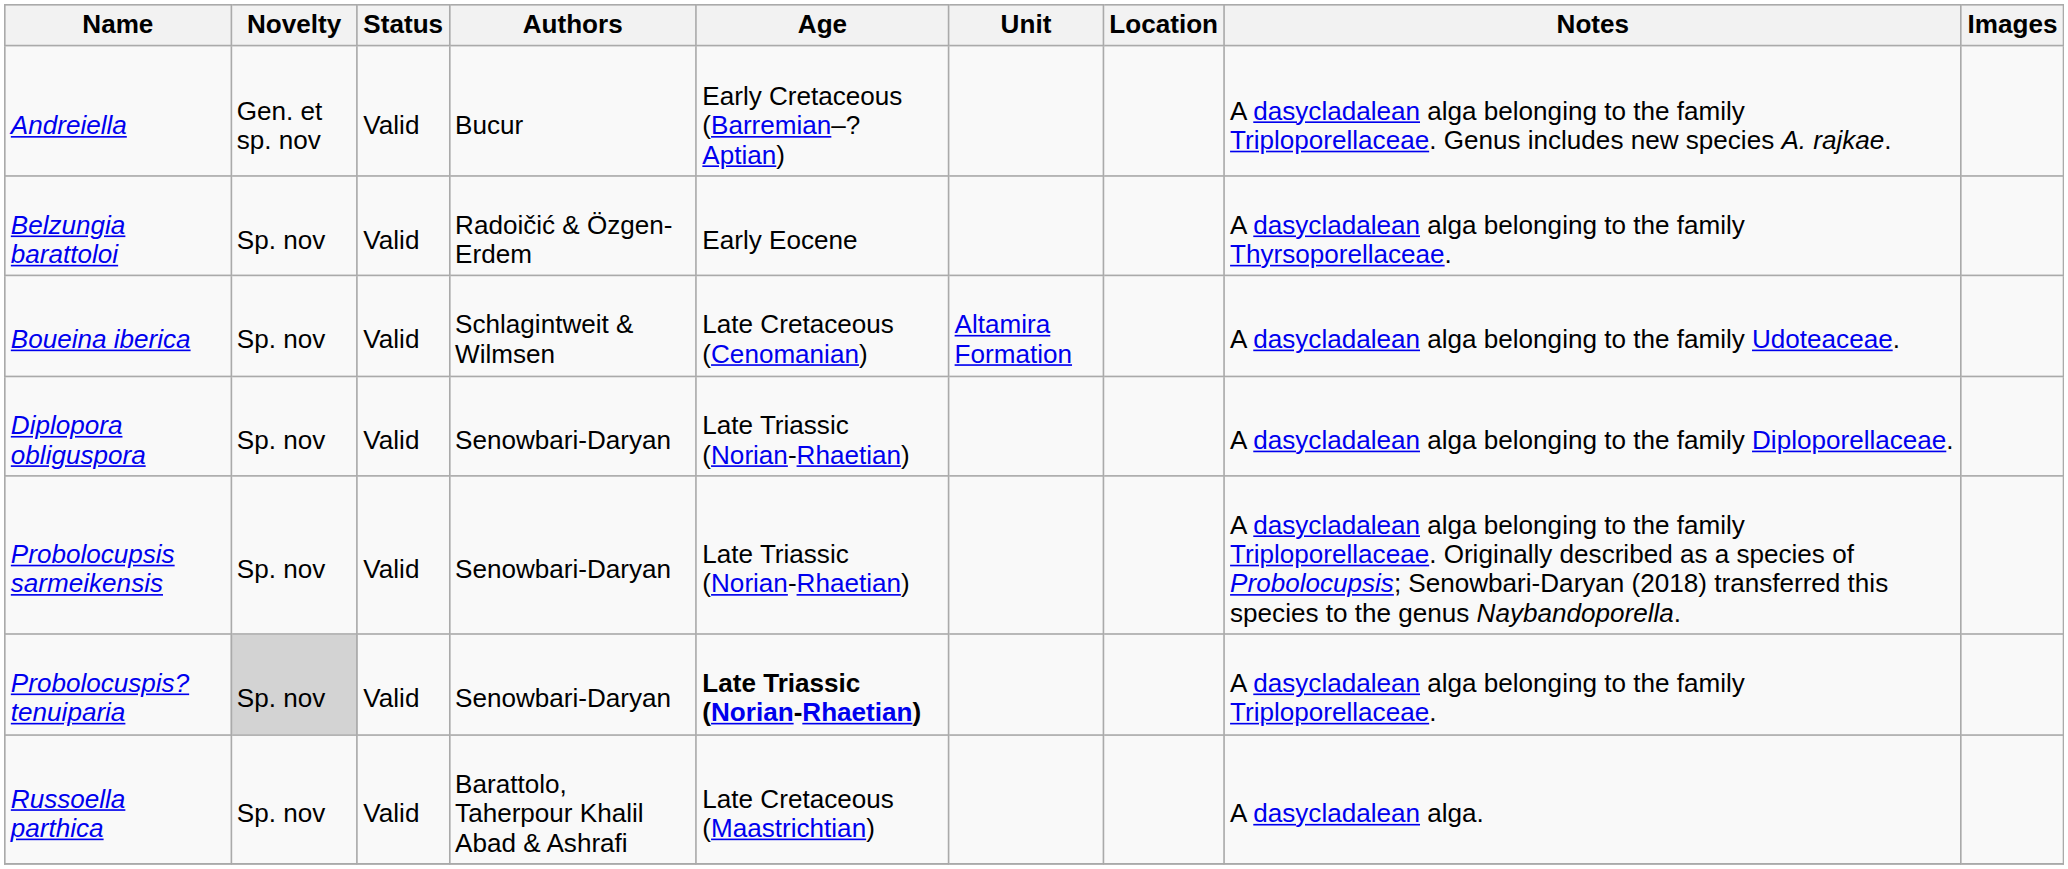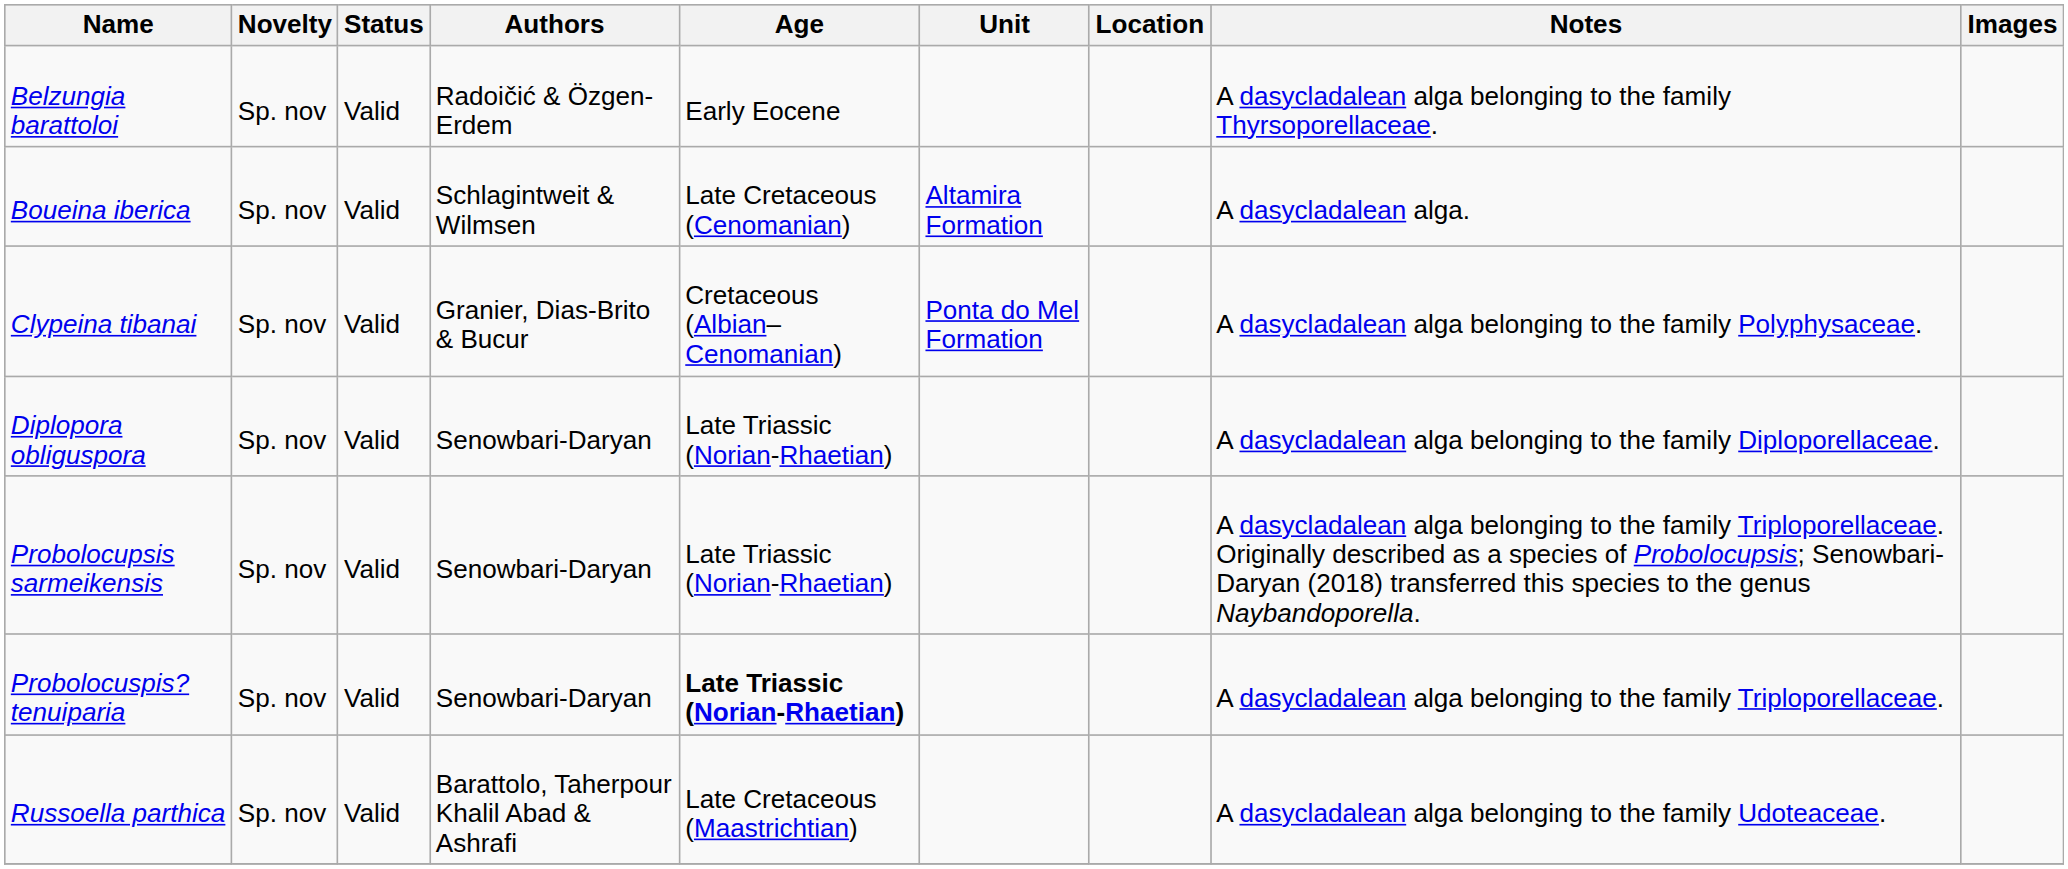- row: (69, 125)
(1565, 339) A dasycladalean alga belonging to the family Udoteaceae. -> (1343, 210) A dasycladalean alga.
+ row: (104, 325)
(281, 698) lightgrey background -> (282, 698) no background
(1357, 813) A dasycladalean alga. -> (1551, 813) A dasycladalean alga belonging to the family Udoteaceae.
